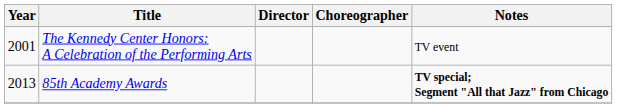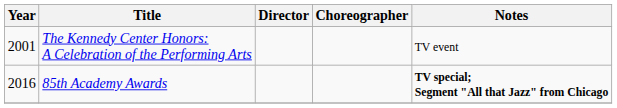(22, 84) 2013 -> (22, 84) 2016
